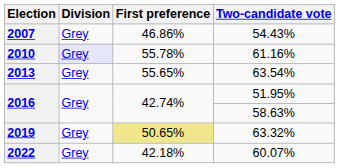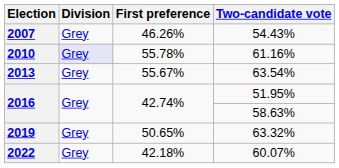(163, 34) 46.86% -> (163, 34) 46.26%
(163, 73) 55.65% -> (163, 73) 55.67%
(163, 133) khaki background -> (163, 133) no background
